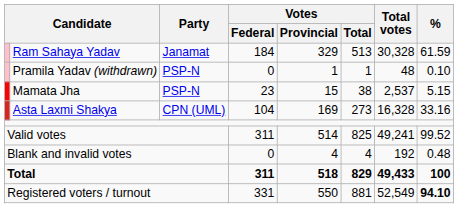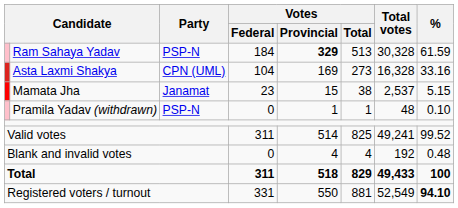(186, 52) Janamat -> (181, 52) PSP-N
(328, 52) normal -> (328, 52) bold
rows swapped: (65, 110) <-> (85, 71)
(181, 91) PSP-N -> (186, 91) Janamat
